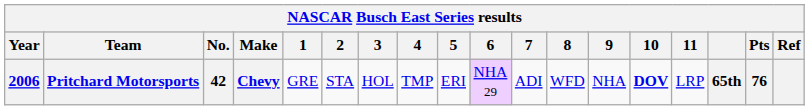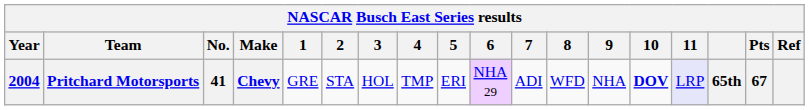(24, 81) 2006 -> (24, 81) 2004
(218, 81) 42 -> (218, 81) 41
(690, 81) no background -> (690, 81) lavender background
(759, 81) 76 -> (759, 81) 67
